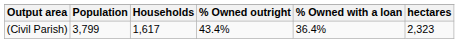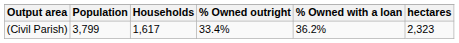(214, 30) 43.4% -> (214, 30) 33.4%
(311, 30) 36.4% -> (311, 30) 36.2%
